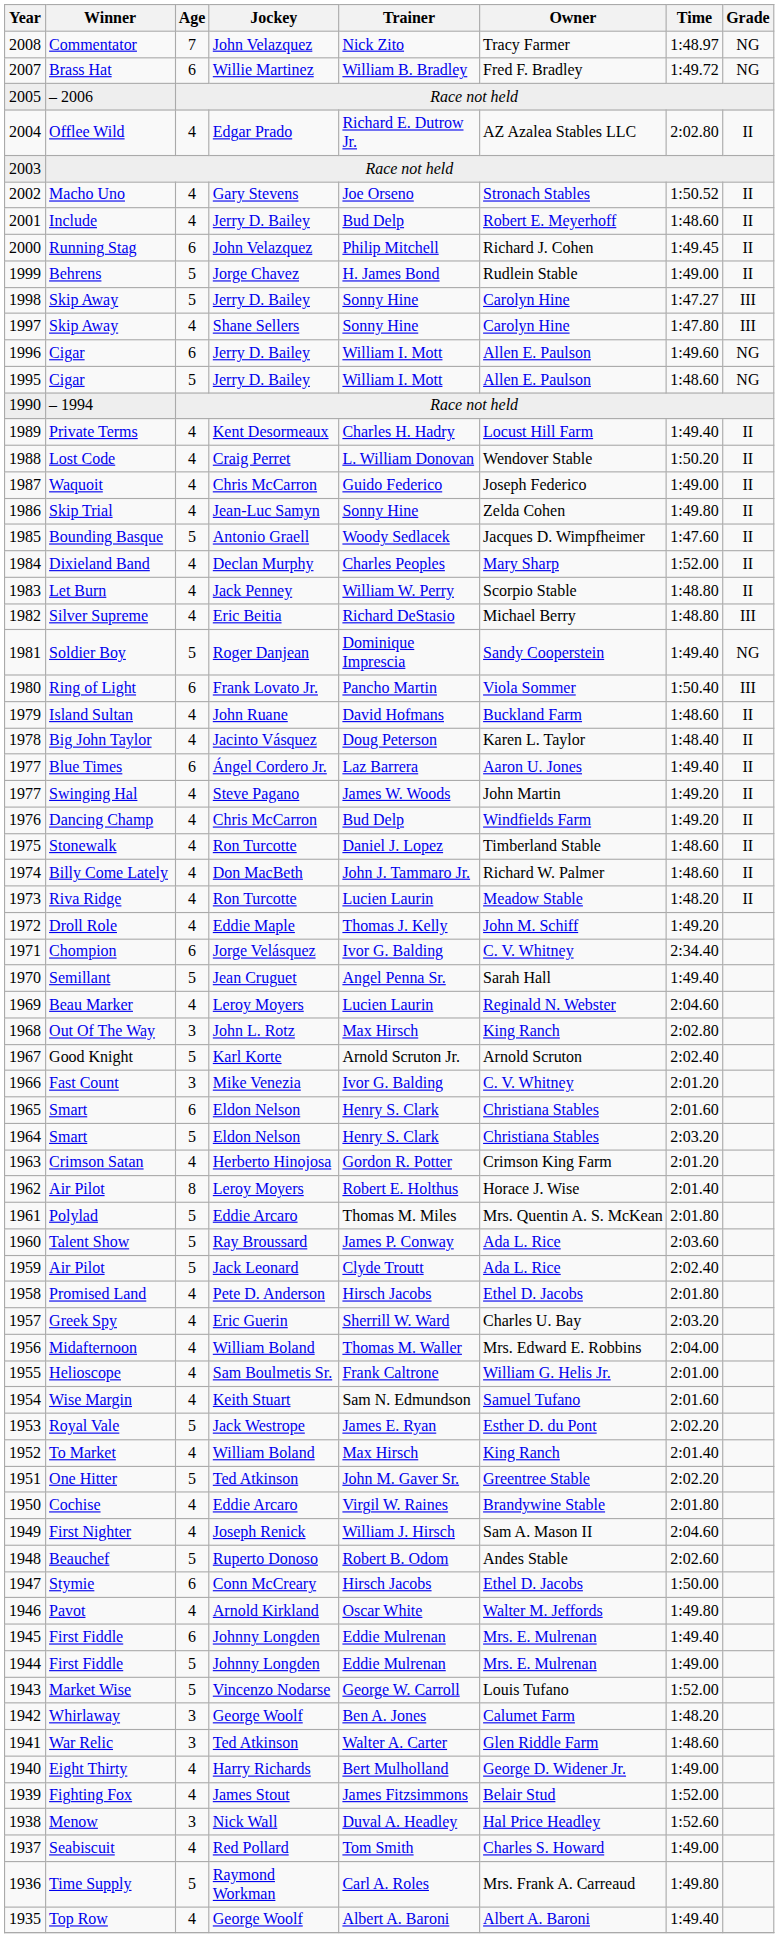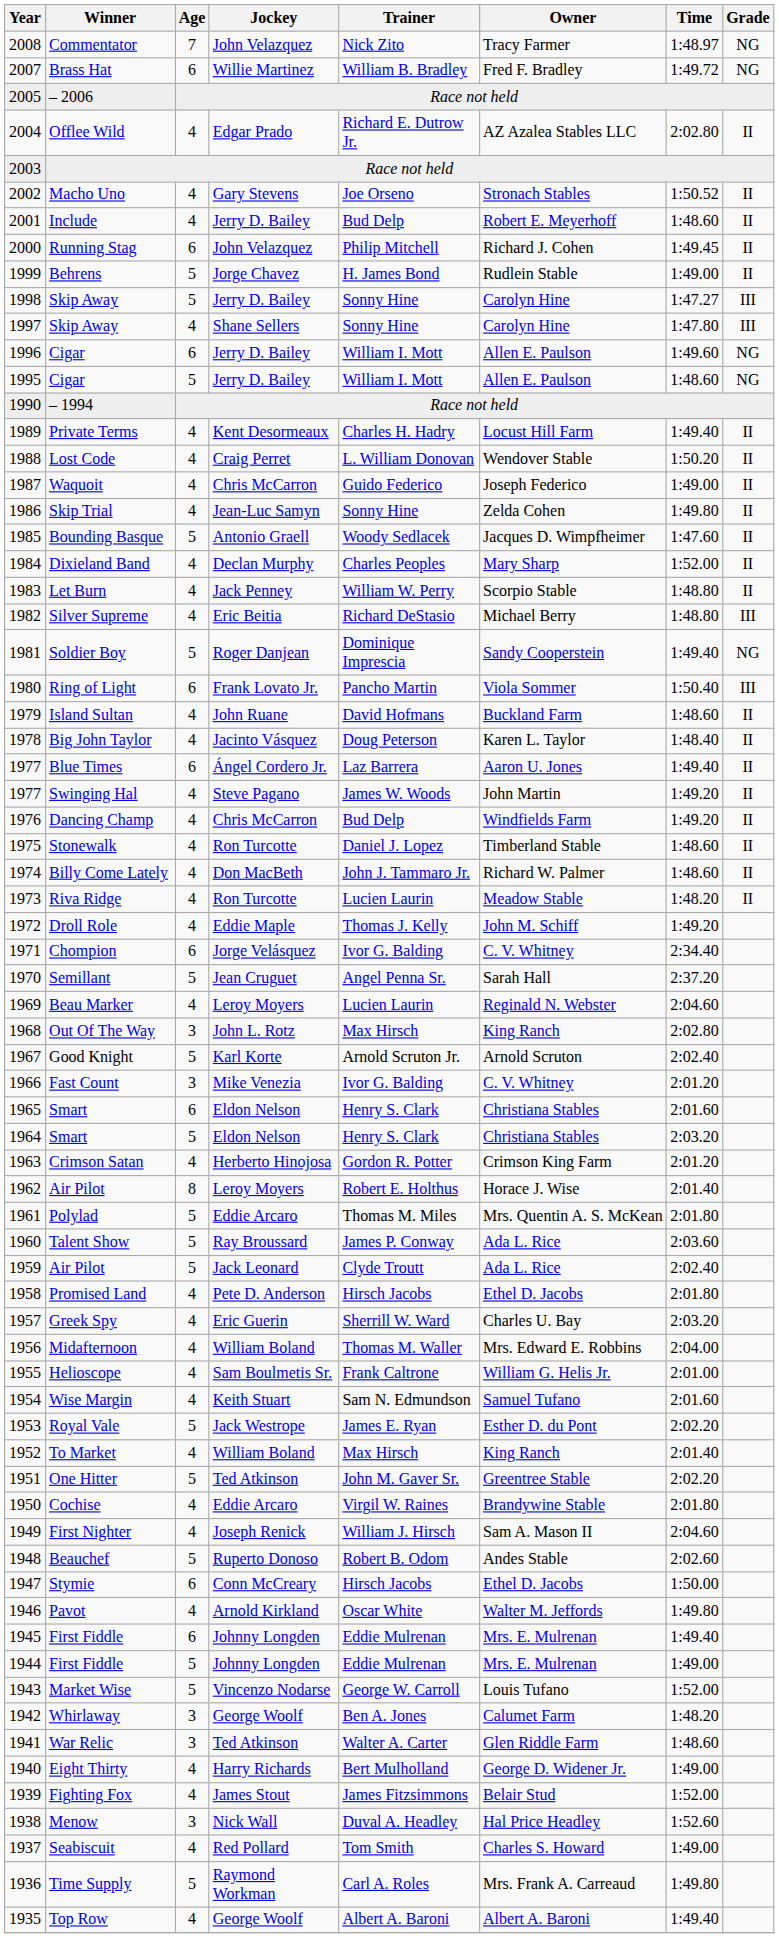(694, 978) 1:49.40 -> (694, 978) 2:37.20
